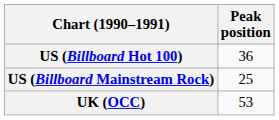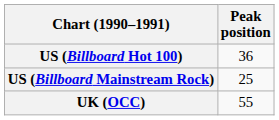(246, 102) 53 -> (246, 102) 55
